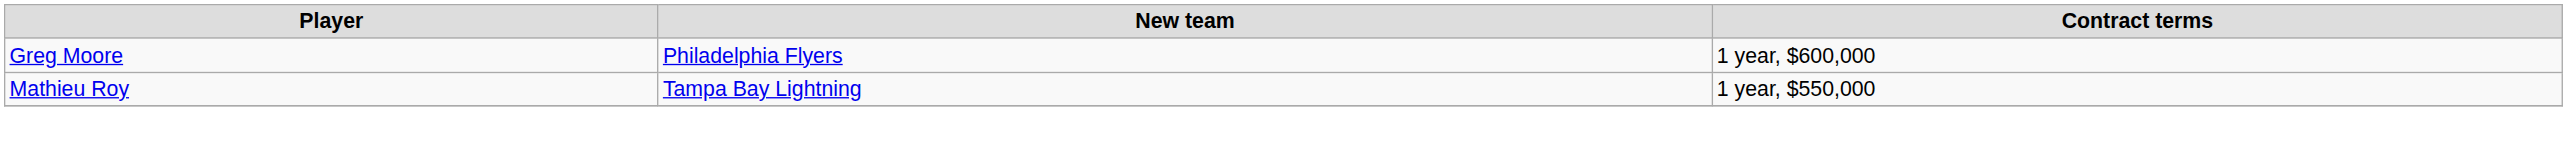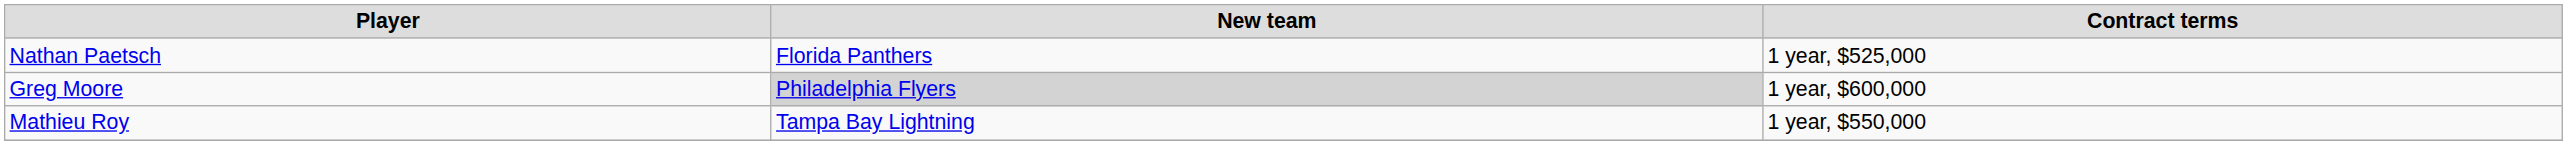+ row: (85, 55)
(753, 55) no background -> (866, 88) lightgrey background
